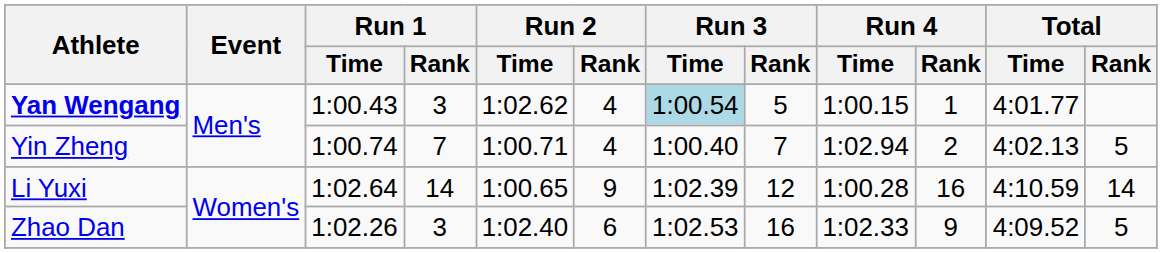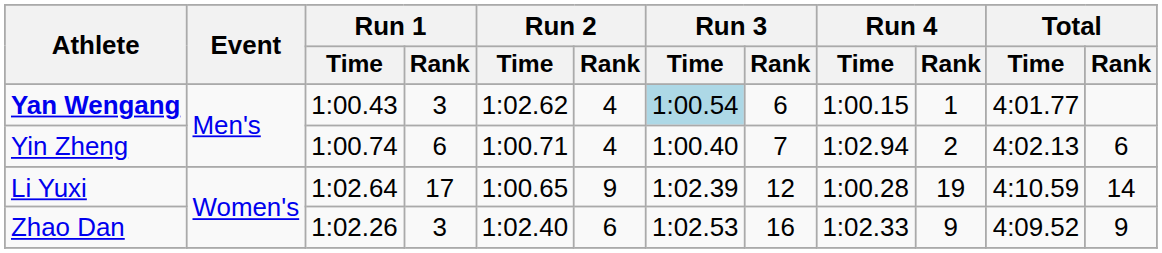(780, 105) 5 -> (780, 105) 6
(440, 146) 7 -> (440, 146) 6
(1121, 146) 5 -> (1121, 146) 6
(440, 187) 14 -> (440, 187) 17
(951, 187) 16 -> (951, 187) 19
(1121, 228) 5 -> (1121, 228) 9
